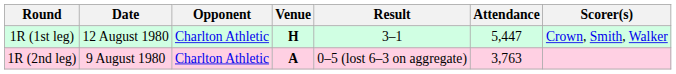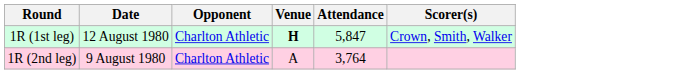- column: (392, 15)
(506, 36) 5,447 -> (351, 36) 5,847
(293, 58) bold -> (293, 58) normal
(506, 58) 3,763 -> (351, 58) 3,764
